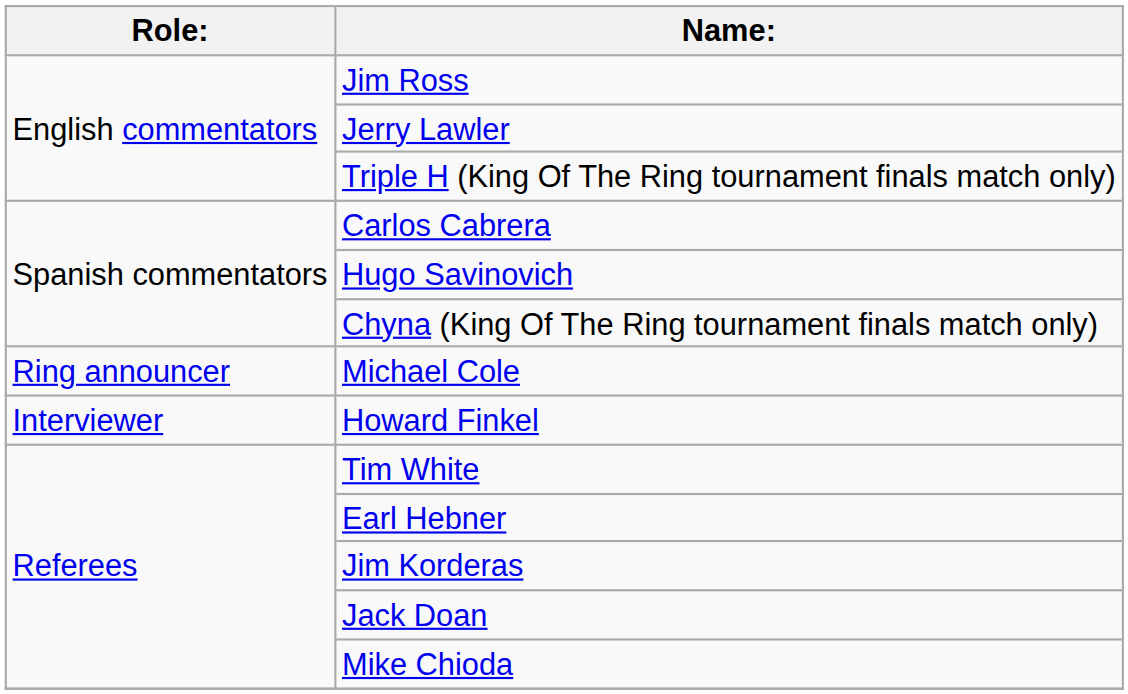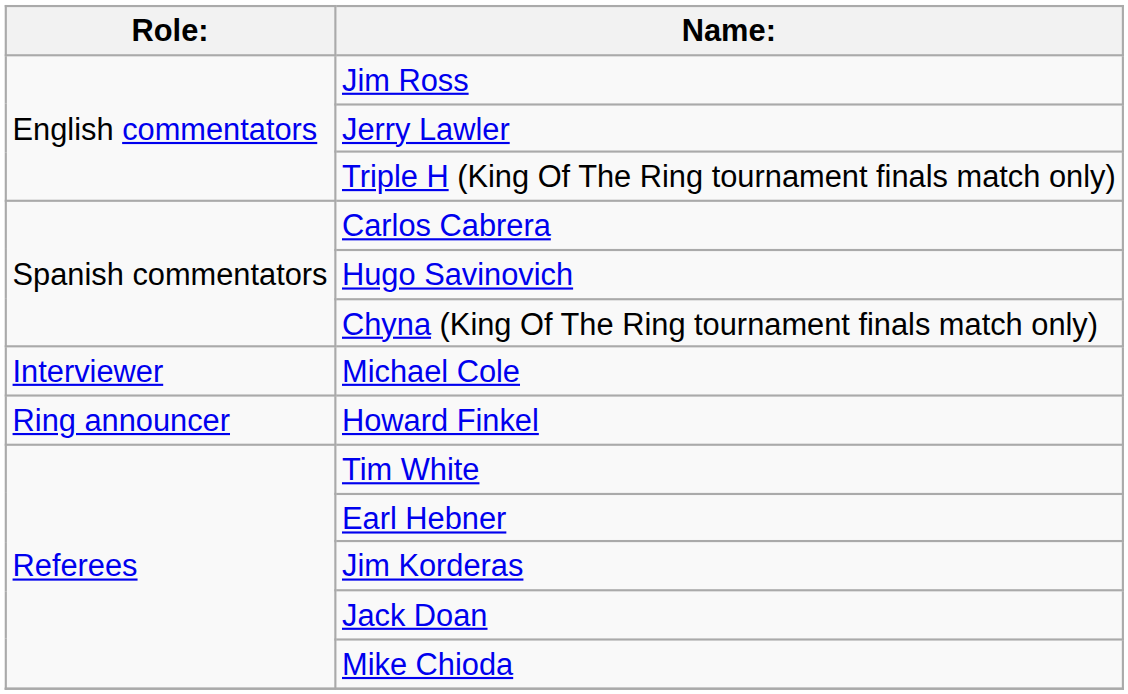(121, 372) Ring announcer -> (88, 372) Interviewer
(88, 420) Interviewer -> (121, 420) Ring announcer
